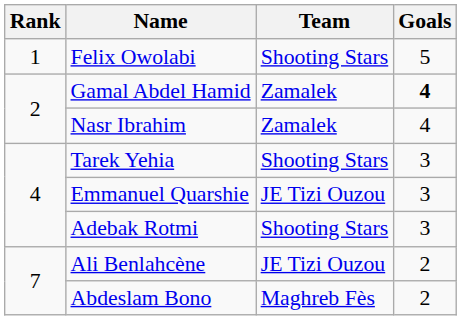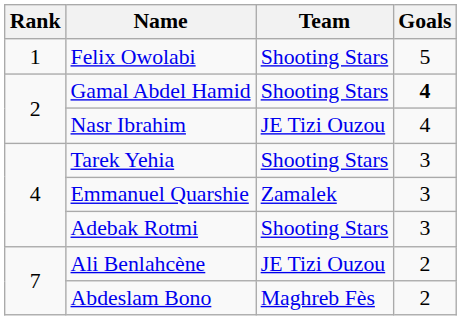(299, 90) Zamalek -> (324, 90) Shooting Stars
(299, 125) Zamalek -> (323, 125) JE Tizi Ouzou
(323, 194) JE Tizi Ouzou -> (299, 194) Zamalek
